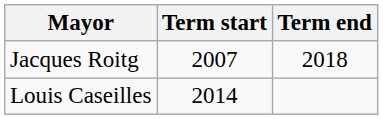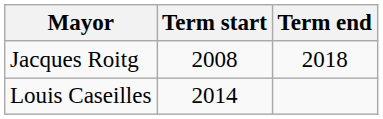(214, 59) 2007 -> (214, 59) 2008
